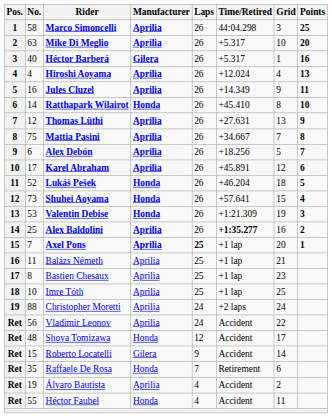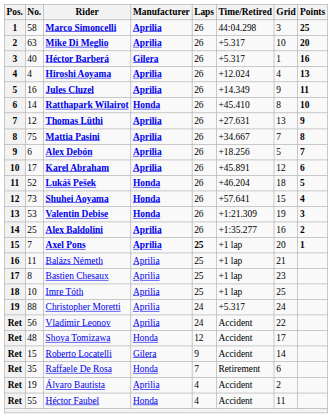(238, 229) bold -> (238, 229) normal
(232, 307) +2 laps -> (232, 307) +5.317
